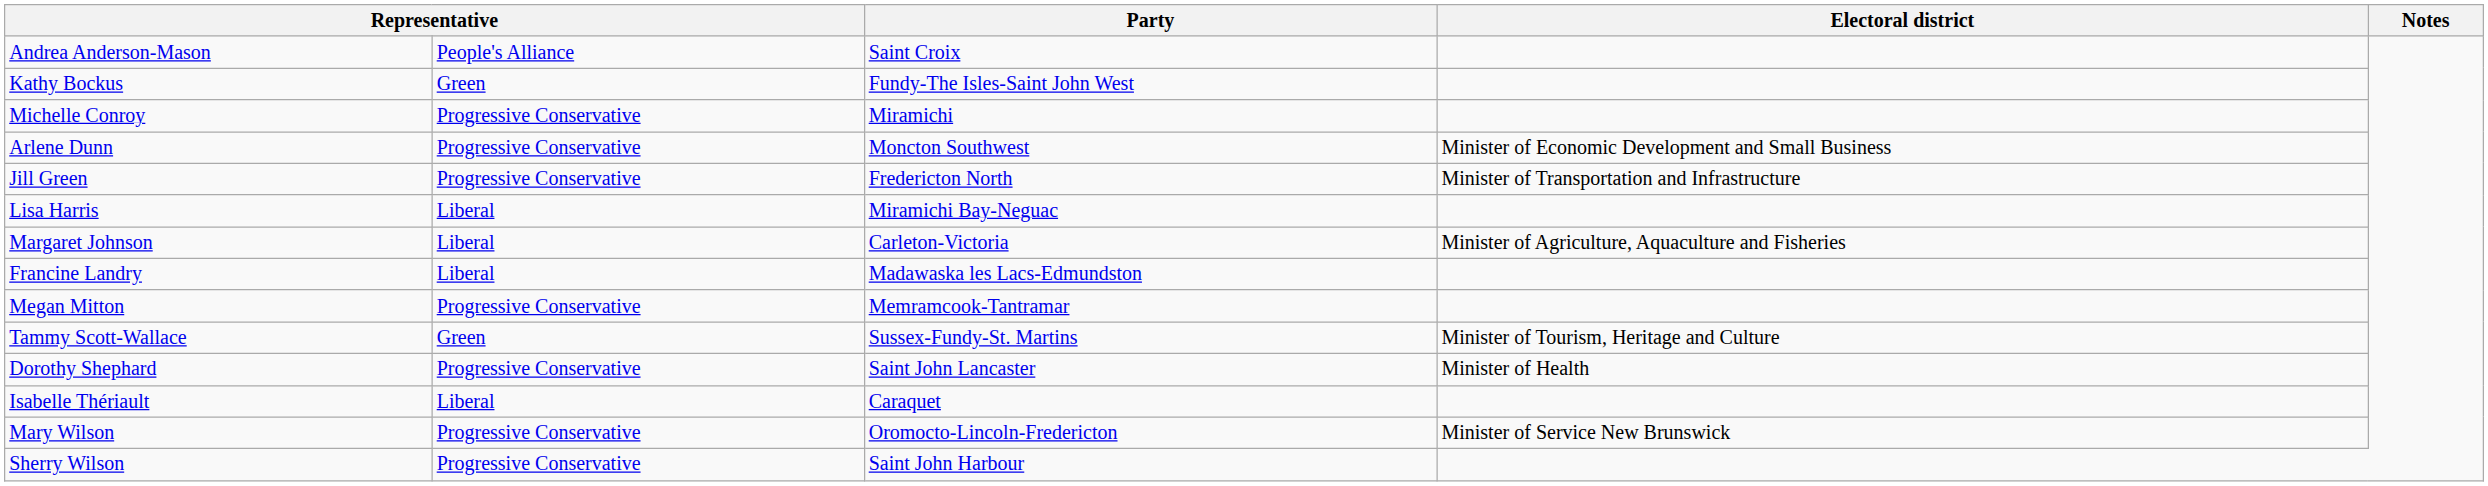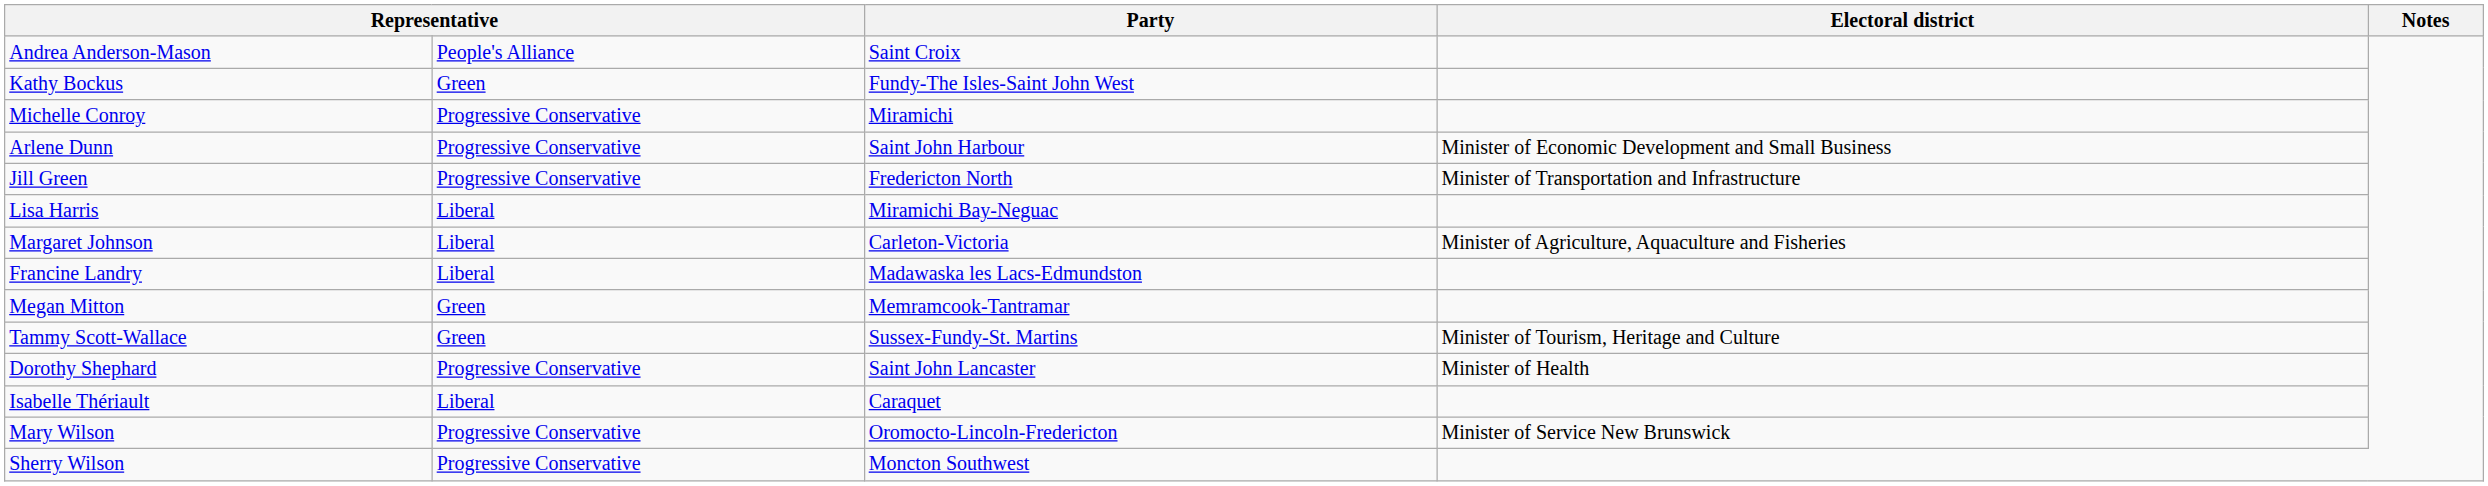(949, 147) Moncton Southwest -> (946, 147) Saint John Harbour
(539, 305) Progressive Conservative -> (461, 305) Green
(946, 464) Saint John Harbour -> (949, 464) Moncton Southwest
